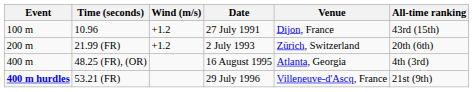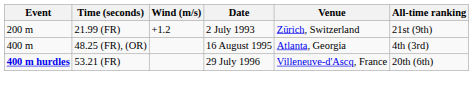- row: (86, 29)
(413, 45) 20th (6th) -> (412, 29) 21st (9th)
(412, 78) 21st (9th) -> (413, 62) 20th (6th)
